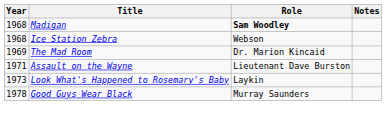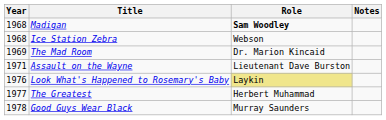(17, 80) 1973 -> (17, 80) 1976
(248, 80) no background -> (248, 80) khaki background
+ row: (61, 94)
